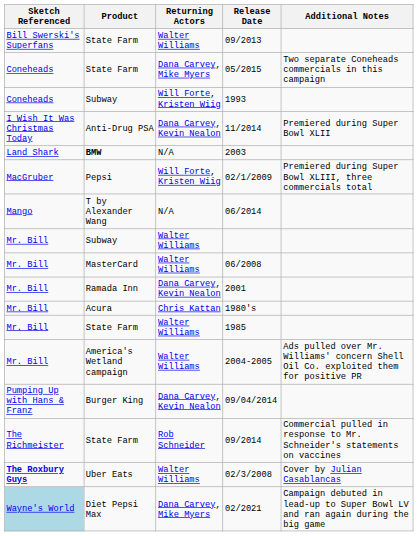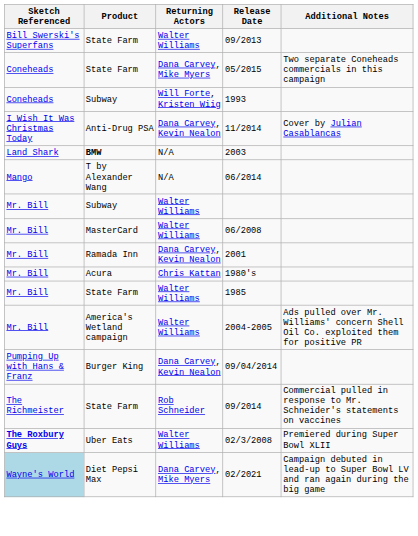(341, 129) Premiered during Super Bowl XLII -> (323, 129) Cover by Julian Casablancas
- row: (249, 177)
(323, 475) Cover by Julian Casablancas -> (341, 440) Premiered during Super Bowl XLII
